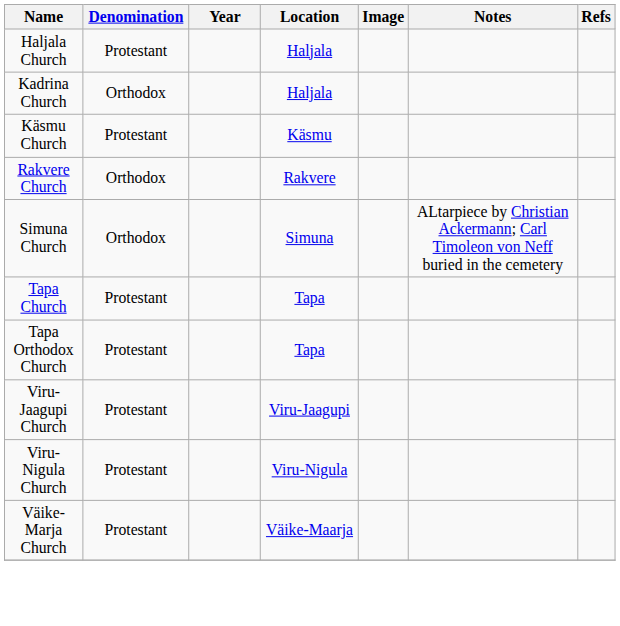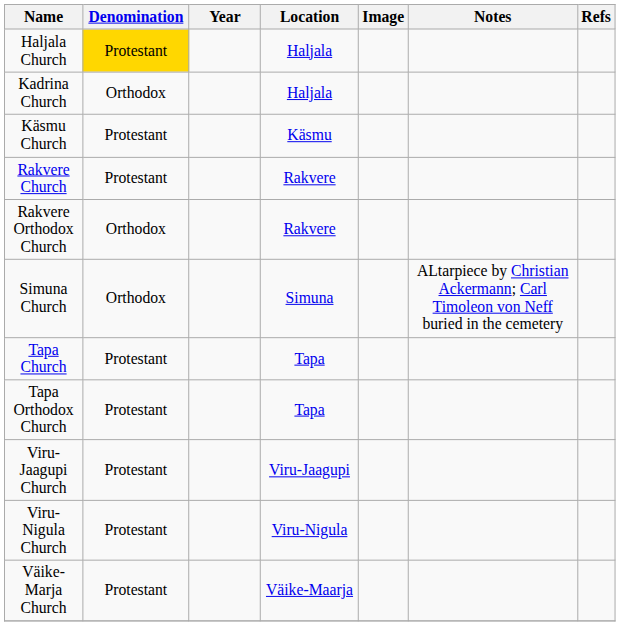(136, 50) no background -> (136, 50) gold background
(136, 178) Orthodox -> (136, 178) Protestant
+ row: (44, 229)
